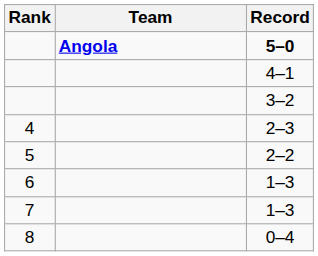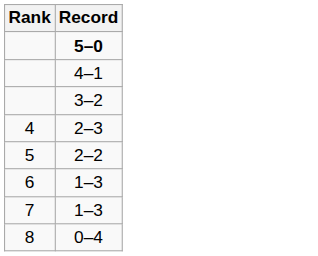- column: (151, 18)
